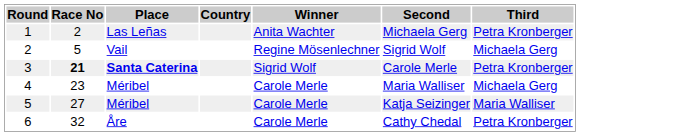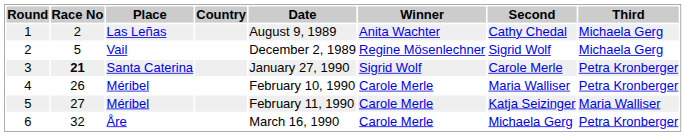+ column: (303, 14)
(425, 32) Michaela Gerg -> (528, 32) Cathy Chedal
(523, 32) Petra Kronberger -> (621, 32) Michaela Gerg
(152, 68) bold -> (150, 68) normal
(77, 85) 23 -> (77, 85) 26
(515, 85) Michaela Gerg -> (629, 85) Petra Kronberger
(422, 121) Cathy Chedal -> (531, 121) Michaela Gerg
